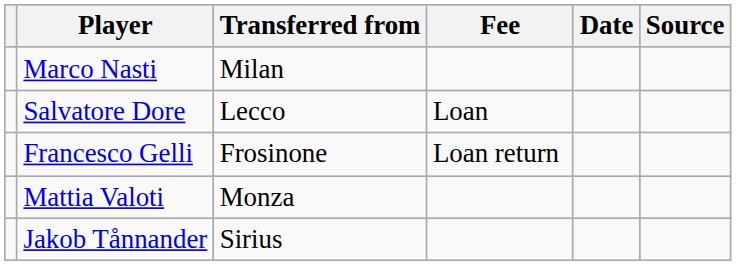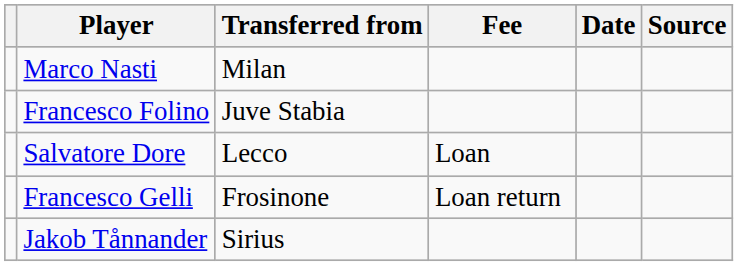+ row: (116, 111)
- row: (94, 196)
